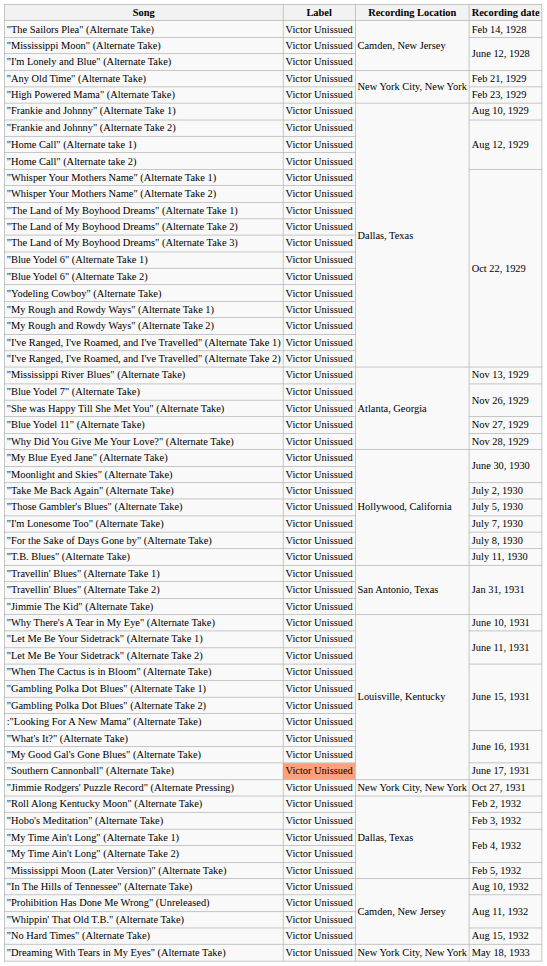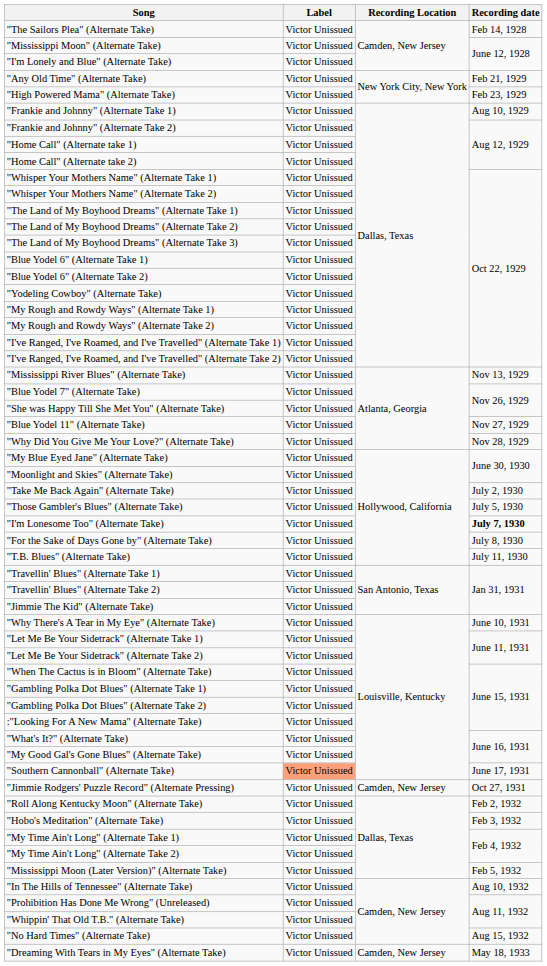(497, 524) normal -> (498, 524) bold
(412, 787) New York City, New York -> (402, 787) Camden, New Jersey
(412, 952) New York City, New York -> (402, 952) Camden, New Jersey
